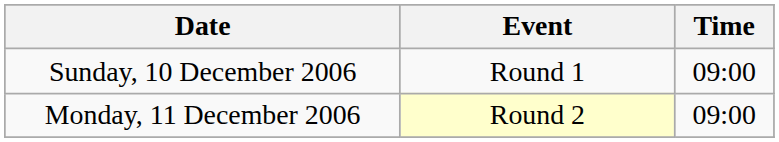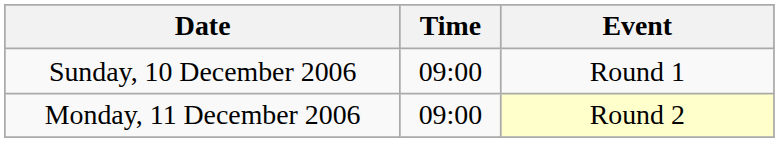columns swapped: (724, 26) <-> (537, 26)
